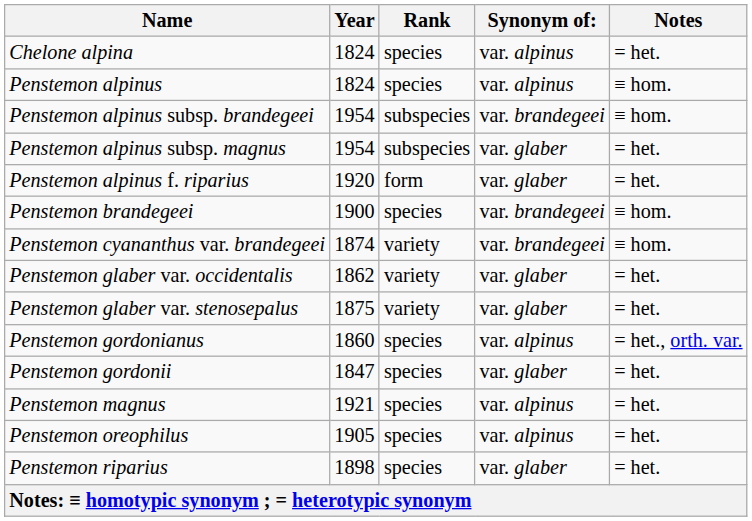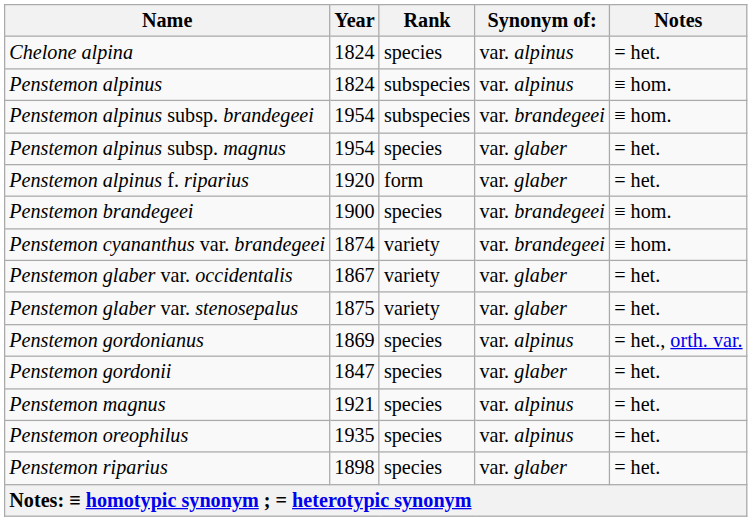(413, 84) species -> (427, 84) subspecies
(427, 148) subspecies -> (413, 148) species
(354, 276) 1862 -> (354, 276) 1867
(354, 340) 1860 -> (354, 340) 1869
(354, 436) 1905 -> (354, 436) 1935
